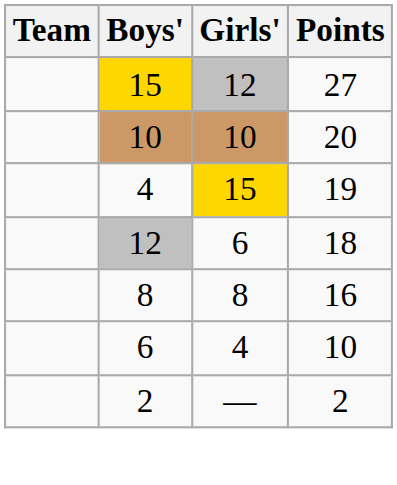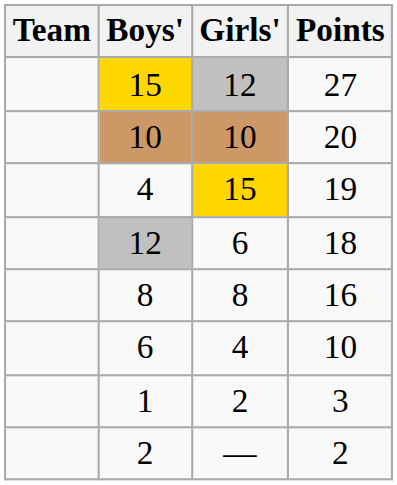+ row: (145, 400)
